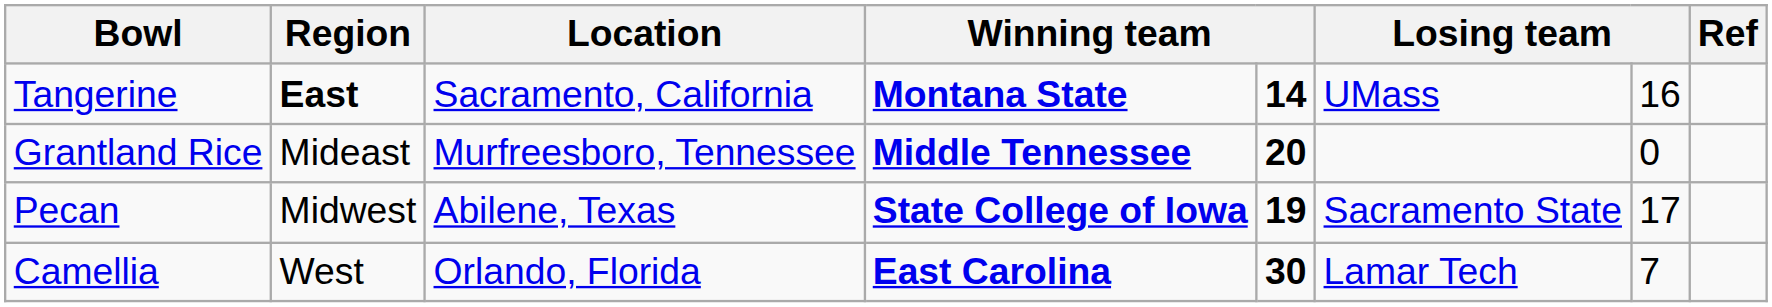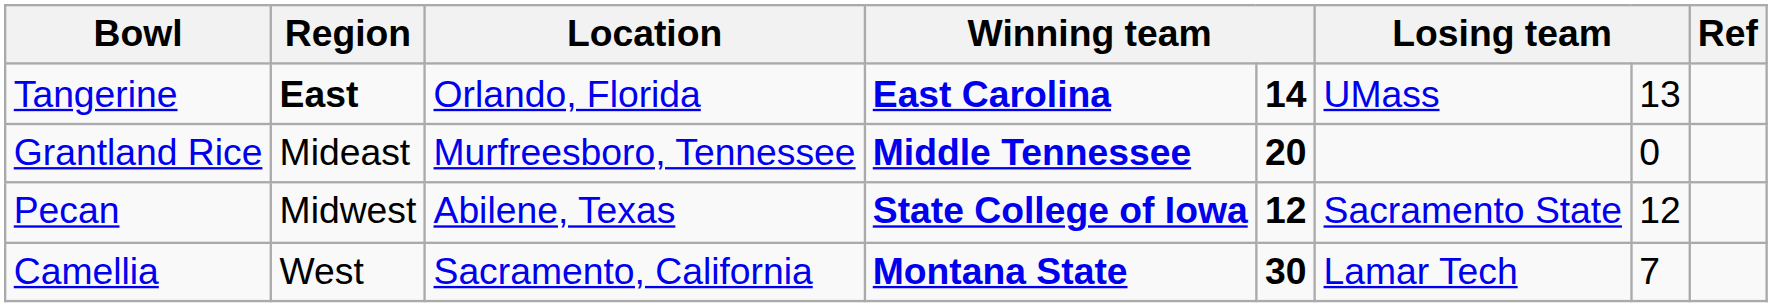(623, 93) Sacramento, California -> (567, 93) Orlando, Florida
(1000, 93) Montana State -> (992, 93) East Carolina
(1660, 93) 16 -> (1660, 93) 13
(1286, 211) 19 -> (1286, 211) 12
(1660, 211) 17 -> (1660, 211) 12
(567, 270) Orlando, Florida -> (623, 270) Sacramento, California
(992, 270) East Carolina -> (1000, 270) Montana State
